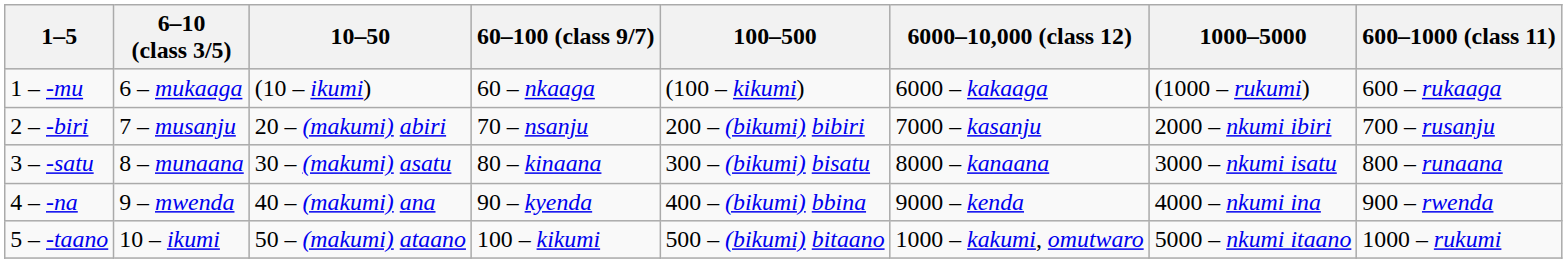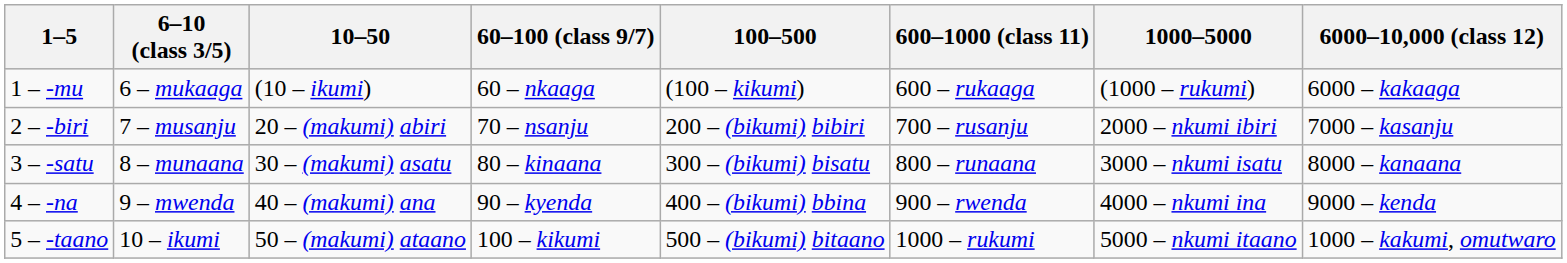columns swapped: (1459, 36) <-> (1020, 36)
